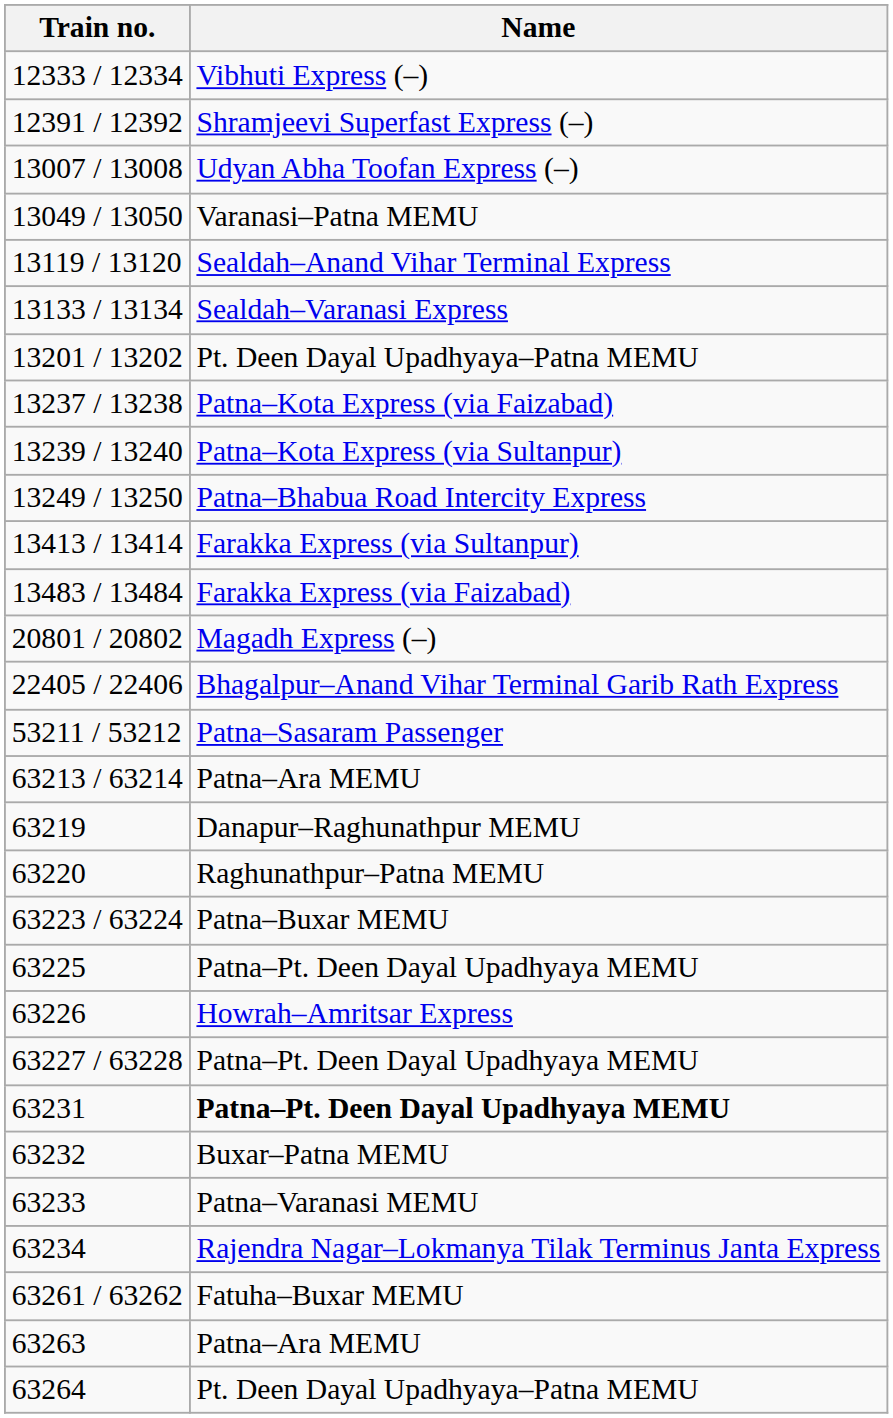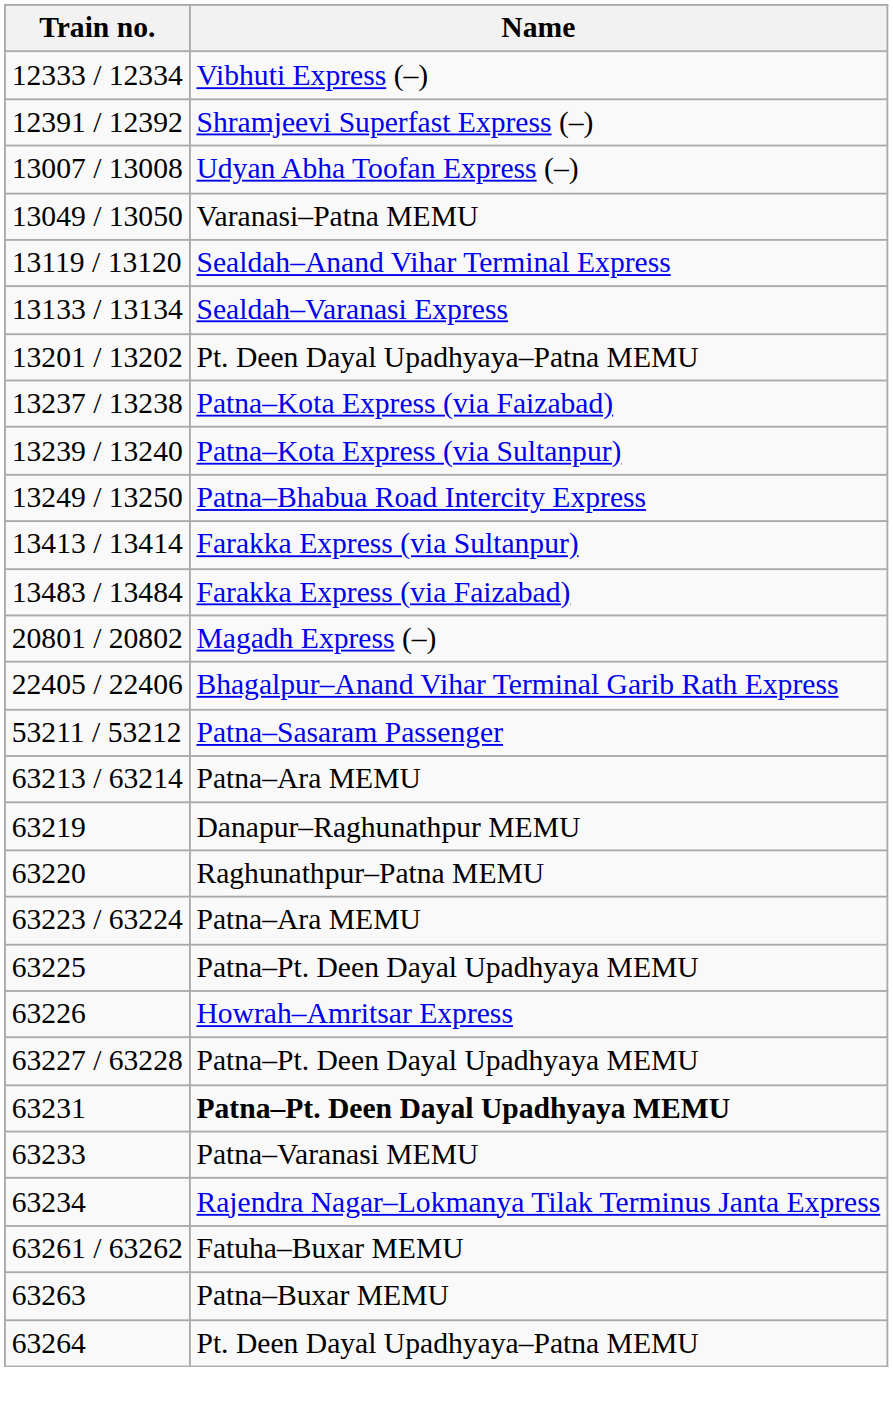(323, 919) Patna–Buxar MEMU -> (309, 919) Patna–Ara MEMU
- row: (49, 1154)
(309, 1342) Patna–Ara MEMU -> (323, 1295) Patna–Buxar MEMU
